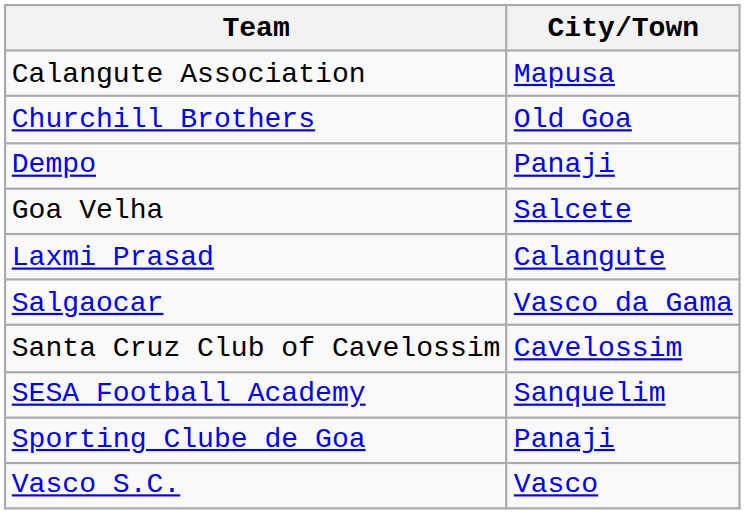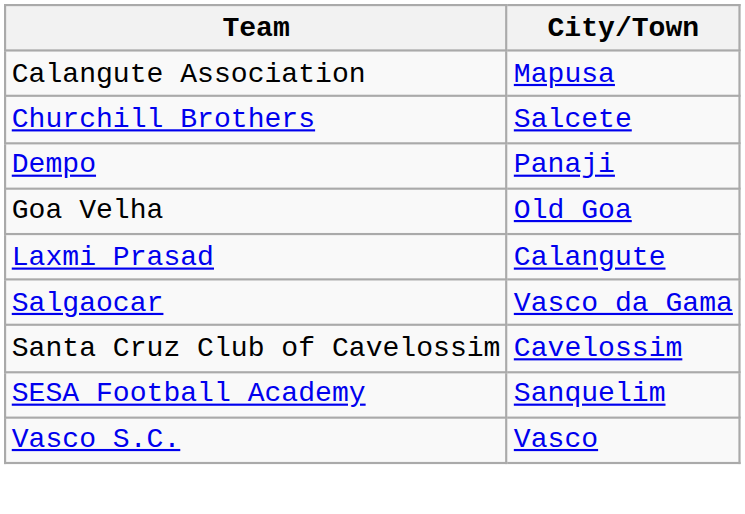(573, 119) Old Goa -> (573, 119) Salcete
(573, 211) Salcete -> (573, 211) Old Goa
- row: (189, 440)
